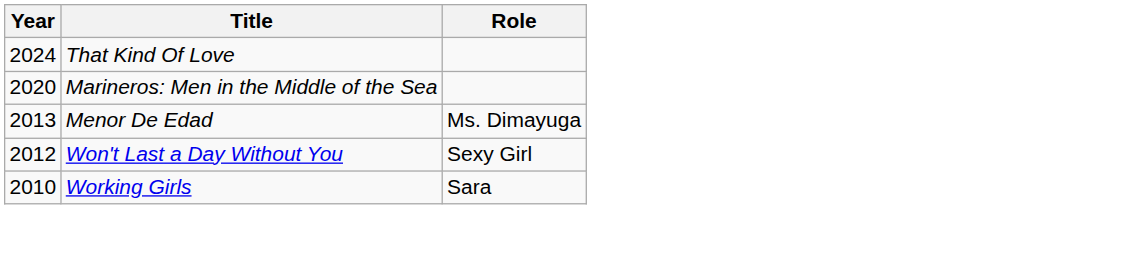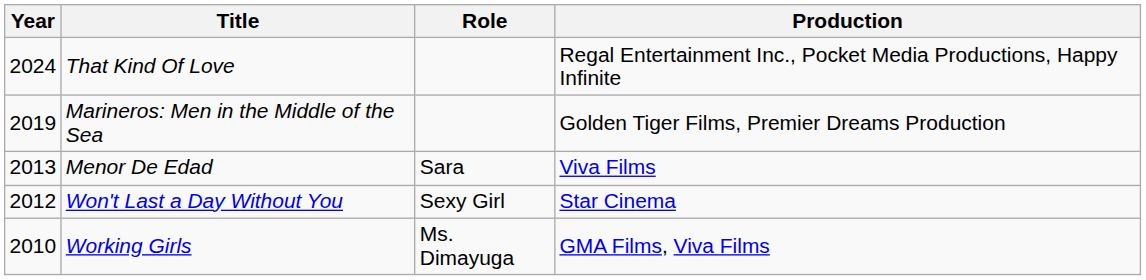+ column: (848, 21)
(33, 87) 2020 -> (33, 122) 2019
(514, 120) Ms. Dimayuga -> (442, 168) Sara
(469, 187) Sara -> (467, 246) Ms. Dimayuga
